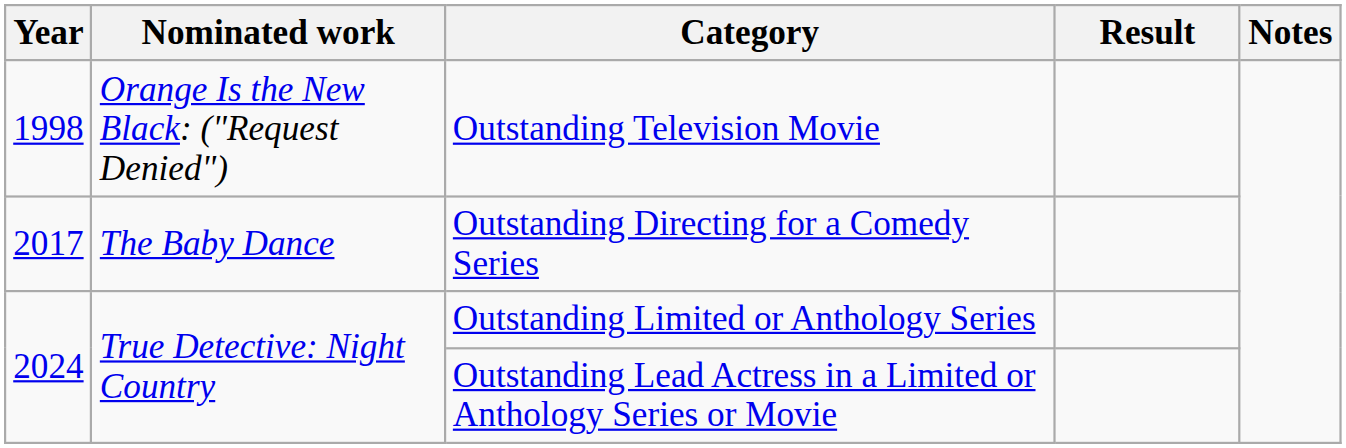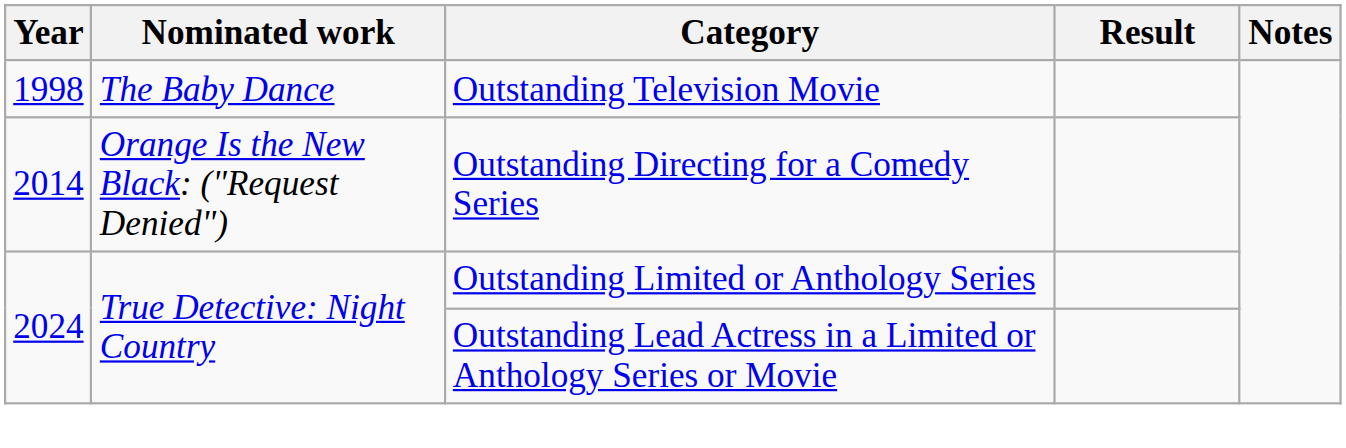(232, 127) Orange Is the New Black: ("Request Denied") -> (217, 88) The Baby Dance
(48, 243) 2017 -> (48, 183) 2014
(217, 243) The Baby Dance -> (232, 183) Orange Is the New Black: ("Request Denied")
